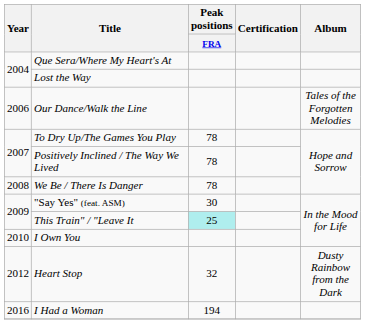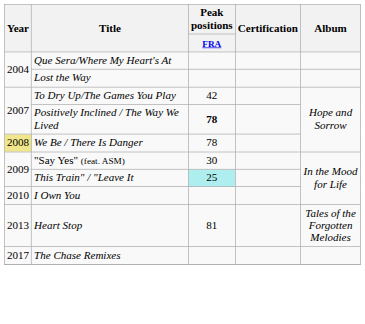- row: (90, 108)
(212, 138) 78 -> (212, 95) 42
(212, 161) normal -> (212, 119) bold
(18, 185) no background -> (18, 143) khaki background
(18, 274) 2012 -> (18, 225) 2013
(212, 274) 32 -> (212, 225) 81
(331, 274) Dusty Rainbow from the Dark -> (331, 225) Tales of the Forgotten Melodies
- row: (69, 310)
+ row: (77, 255)
